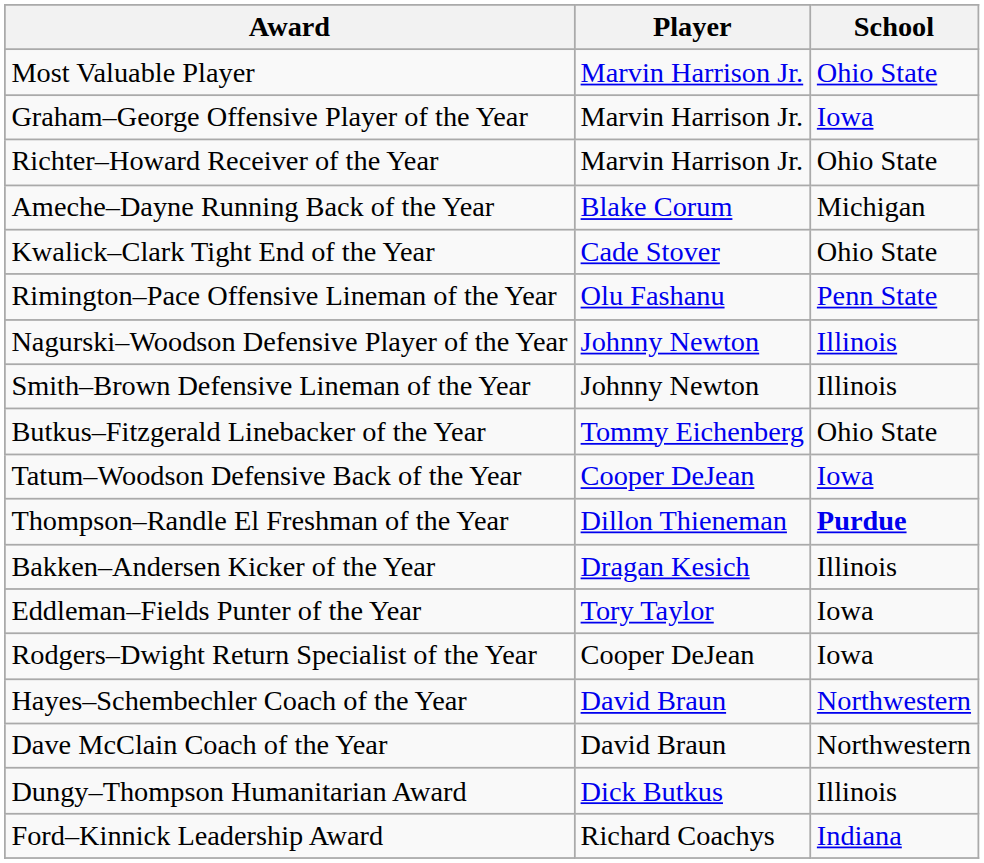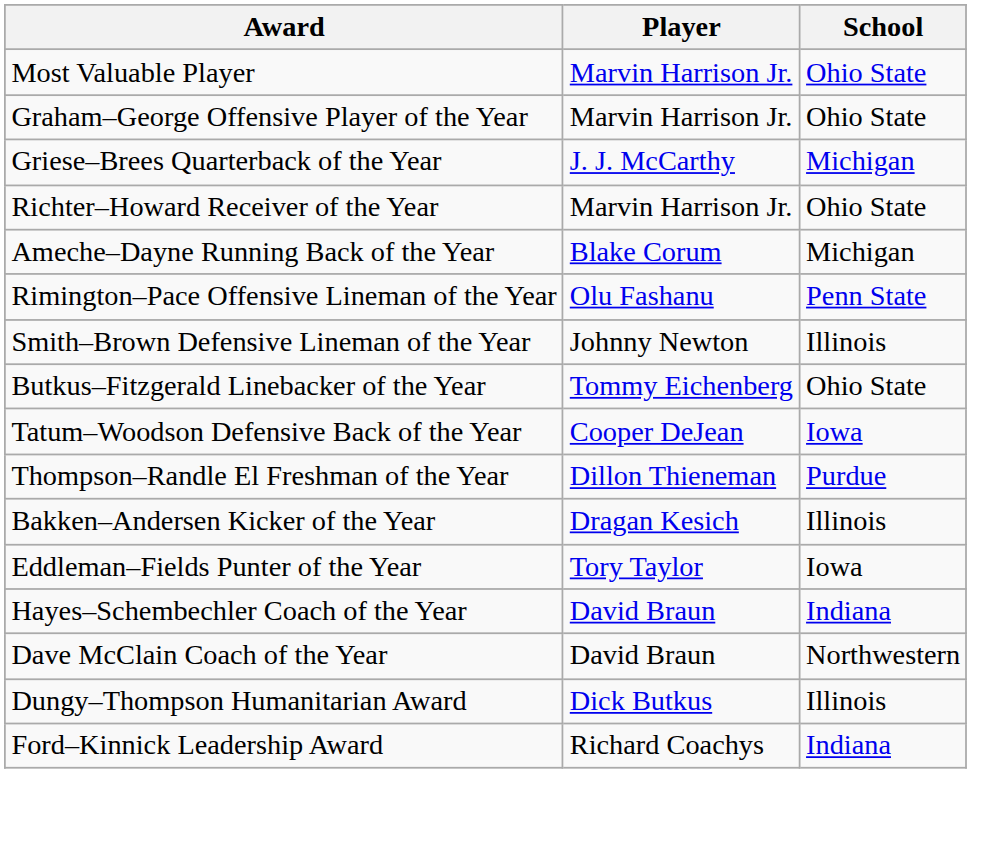(845, 116) Iowa -> (866, 116) Ohio State
+ row: (226, 161)
- row: (223, 251)
- row: (289, 341)
(862, 521) bold -> (846, 476) normal
- row: (274, 655)
(894, 700) Northwestern -> (849, 610) Indiana
